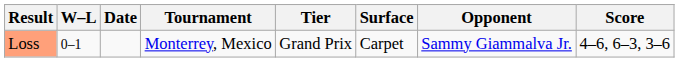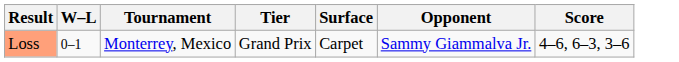- column: (121, 17)
